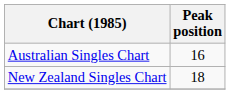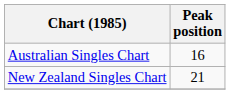(198, 77) 18 -> (198, 77) 21
